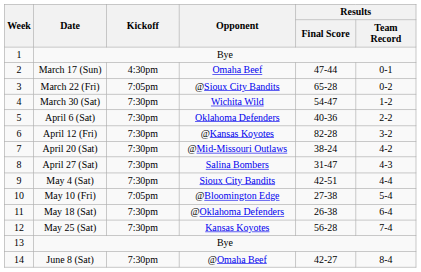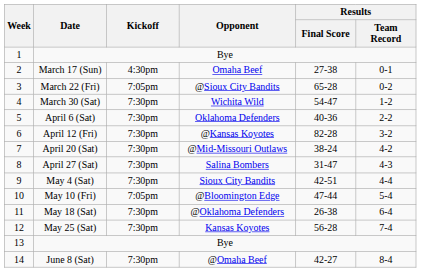(326, 70) 47-44 -> (326, 70) 27-38
(326, 196) 27-38 -> (326, 196) 47-44
